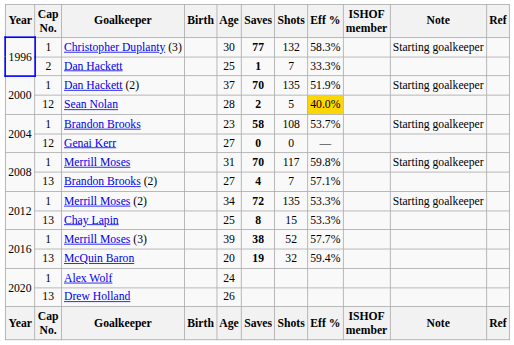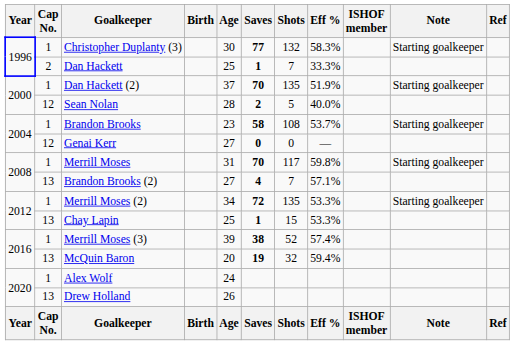(325, 105) gold background -> (325, 105) no background
(258, 220) 8 -> (258, 220) 1
(325, 239) 57.7% -> (325, 239) 57.4%
